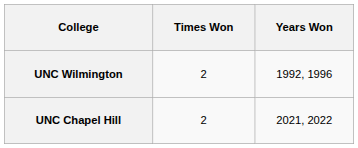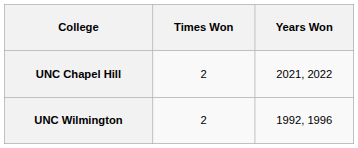rows swapped: (78, 74) <-> (78, 120)
